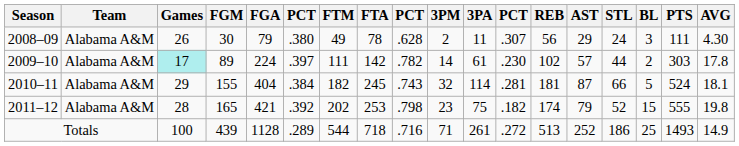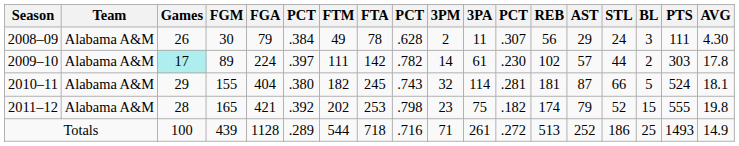(301, 38) .380 -> (301, 38) .384
(301, 84) .384 -> (301, 84) .380
